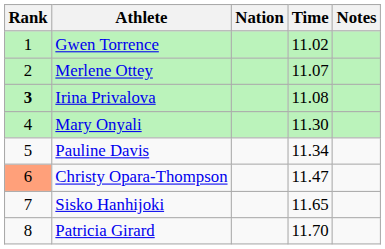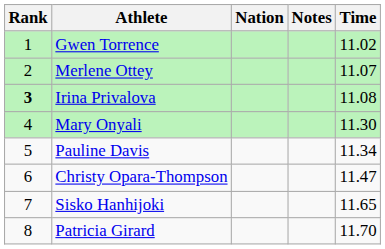columns swapped: (310, 17) <-> (357, 17)
(28, 177) lightsalmon background -> (28, 177) no background
